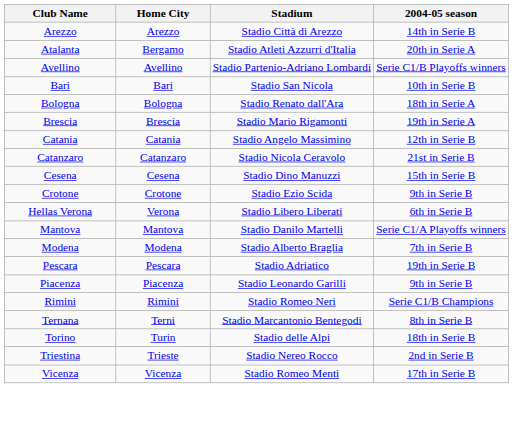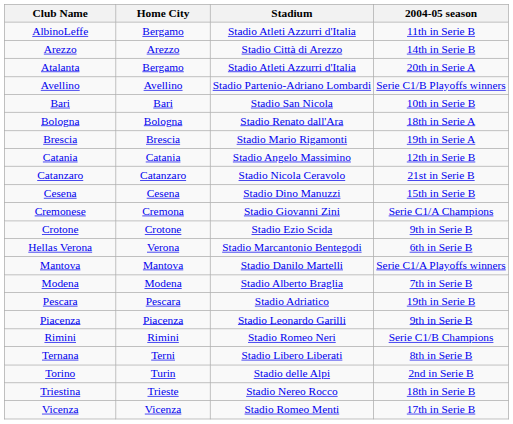+ row: (60, 31)
+ row: (60, 211)
(292, 211) Stadio Libero Liberati -> (292, 247) Stadio Marcantonio Bentegodi
(292, 319) Stadio Marcantonio Bentegodi -> (292, 355) Stadio Libero Liberati
(441, 337) 18th in Serie B -> (441, 373) 2nd in Serie B
(441, 355) 2nd in Serie B -> (441, 391) 18th in Serie B
